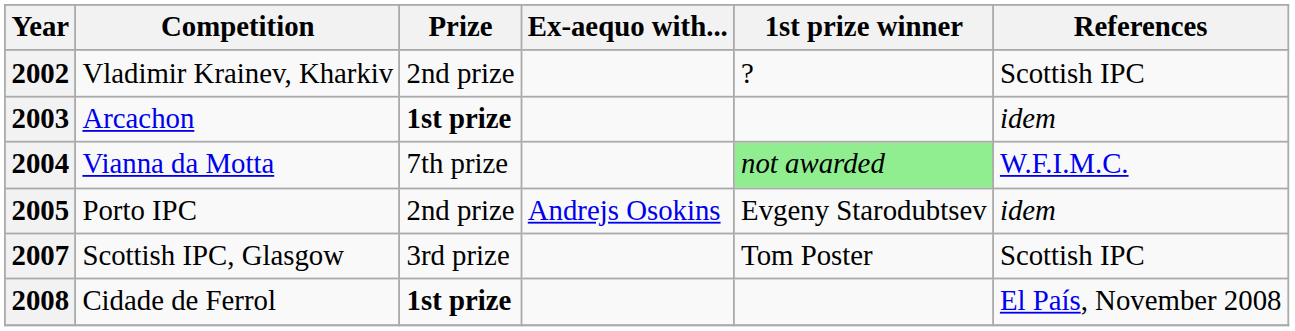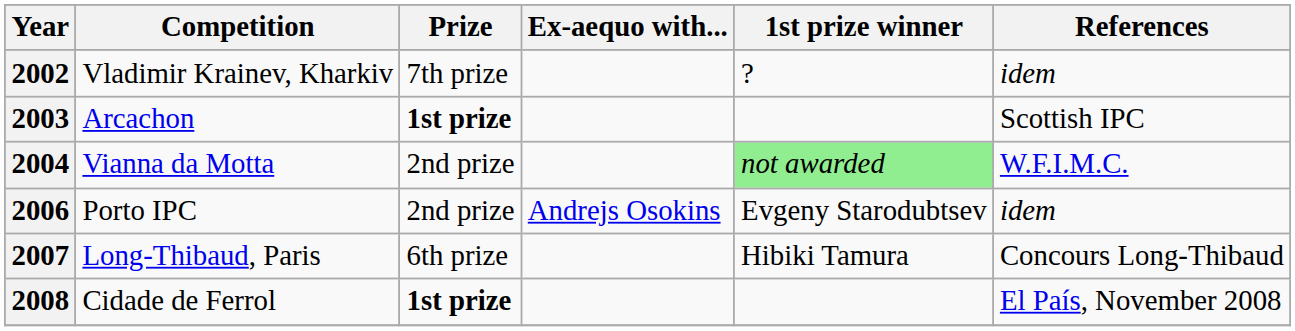(461, 73) 2nd prize -> (457, 73) 7th prize
(1072, 73) Scottish IPC -> (1028, 73) idem
(1028, 118) idem -> (1072, 118) Scottish IPC
(457, 164) 7th prize -> (461, 164) 2nd prize
(40, 210) 2005 -> (40, 210) 2006
- row: (213, 255)
+ row: (202, 255)
